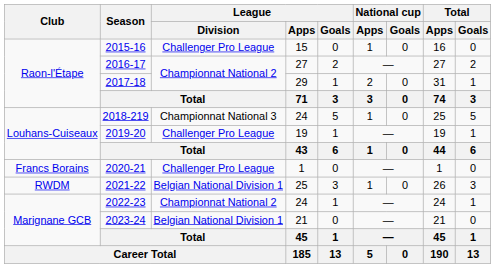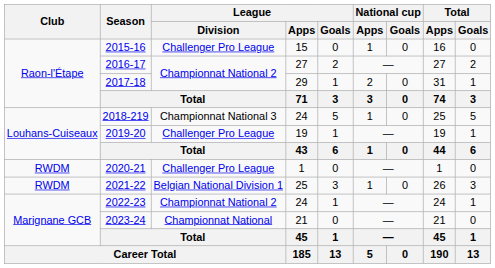(52, 168) Francs Borains -> (52, 168) RWDM
(218, 220) Belgian National Division 1 -> (218, 220) Championnat National
